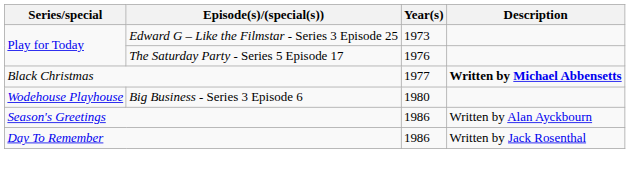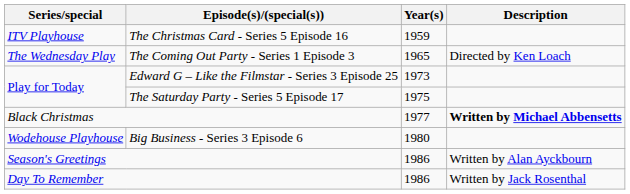+ row: (239, 35)
+ row: (242, 55)
(417, 55) 1976 -> (417, 96) 1975
